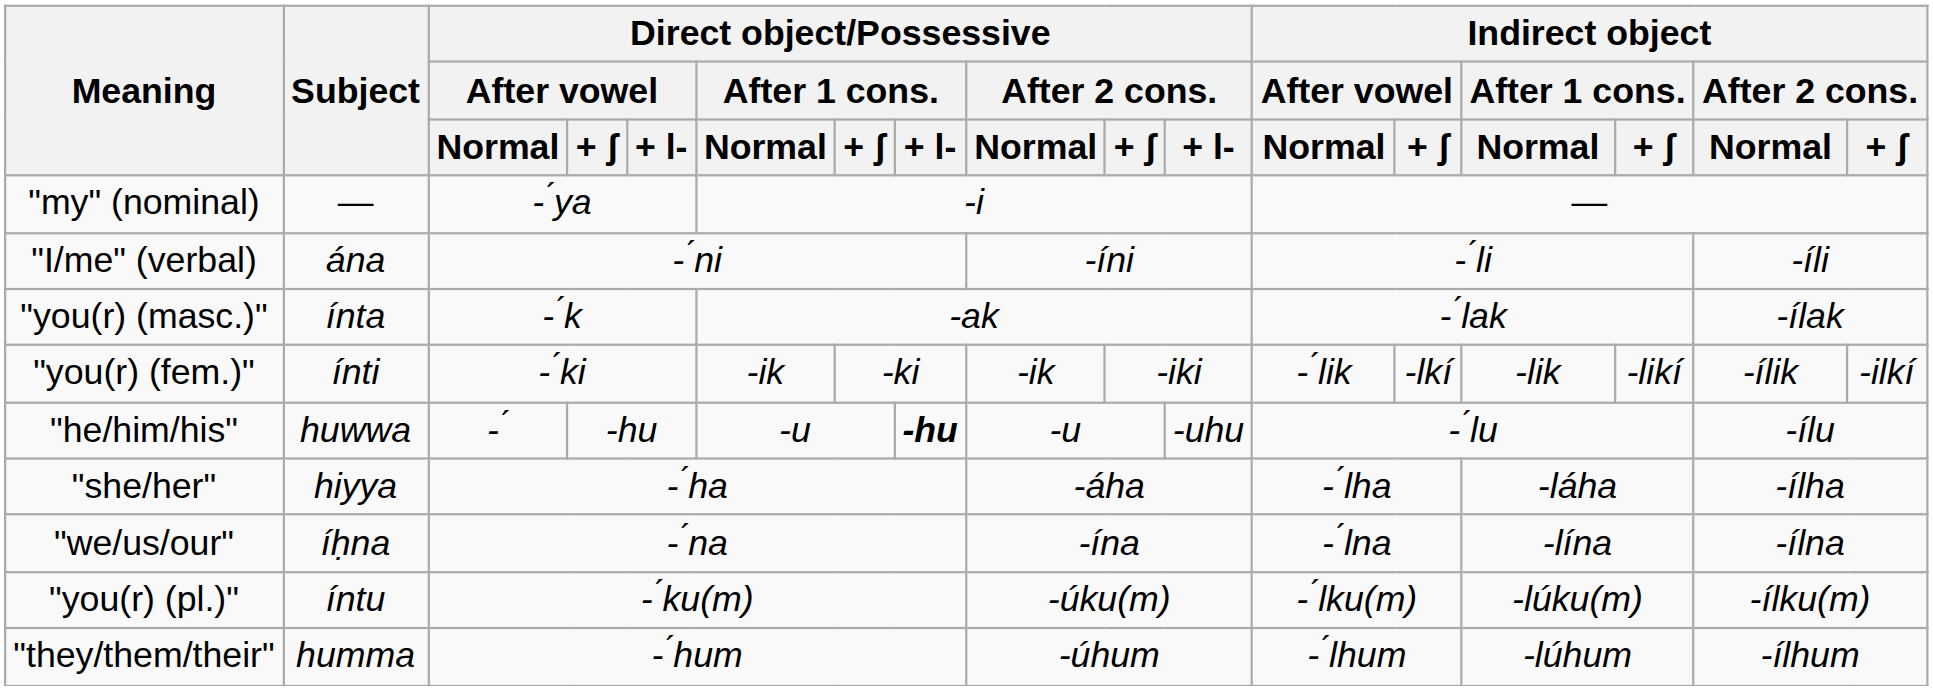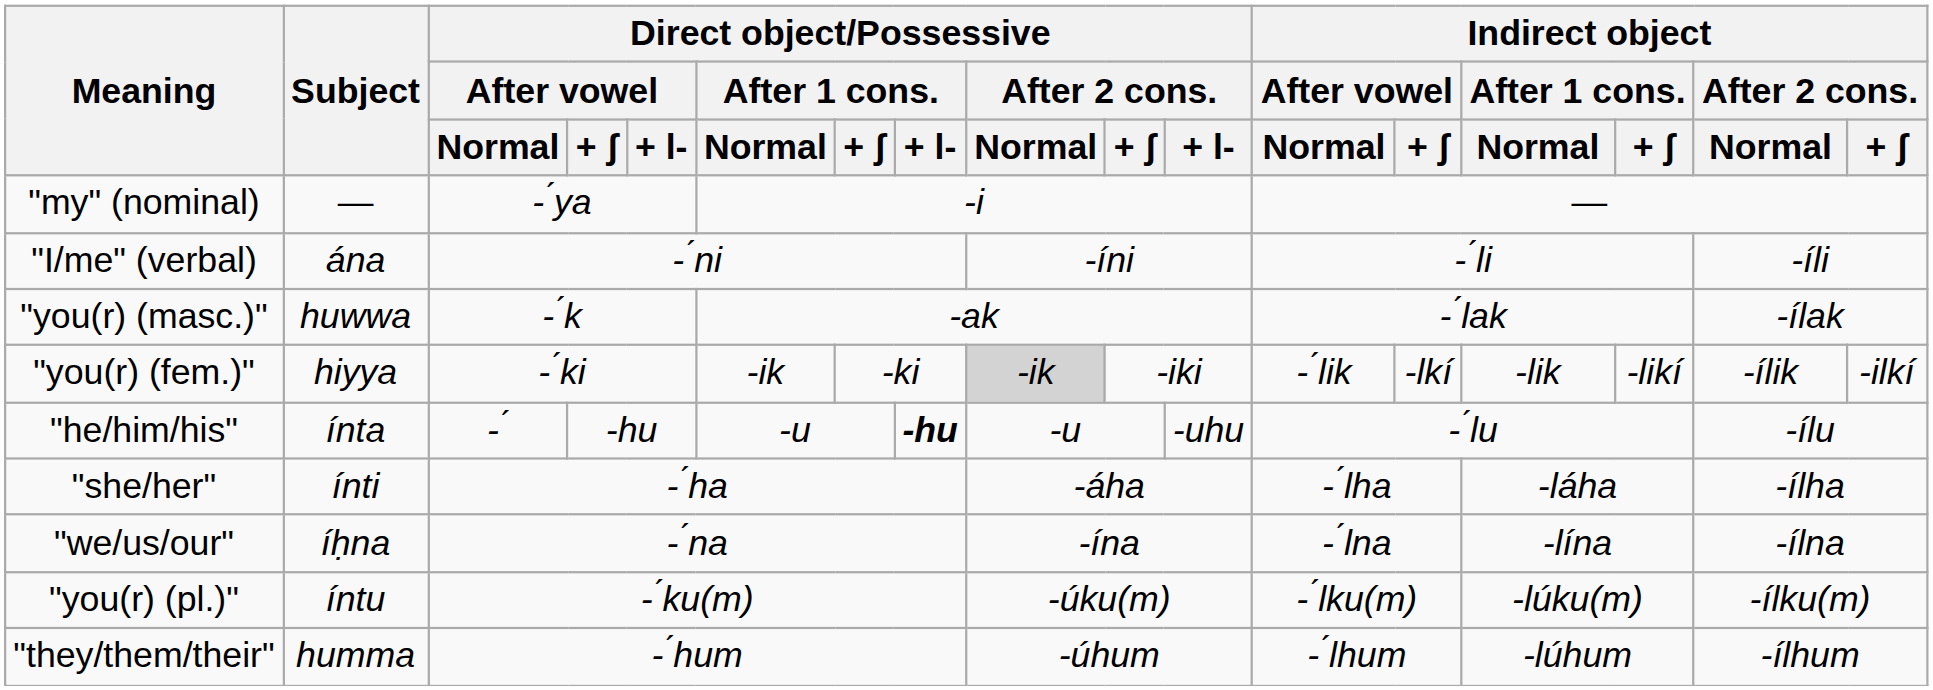(356, 316) ínta -> (356, 316) huwwa
(356, 372) ínti -> (356, 372) hiyya
(1036, 372) no background -> (1036, 372) lightgrey background
(356, 429) huwwa -> (356, 429) ínta
(356, 486) hiyya -> (356, 486) ínti
